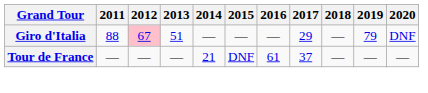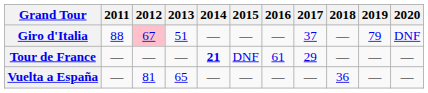(306, 35) 29 -> (310, 35) 37
(209, 56) normal -> (213, 56) bold
(306, 56) 37 -> (310, 56) 29
+ row: (53, 77)
